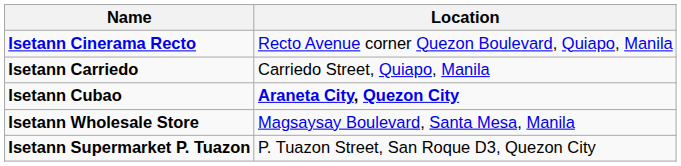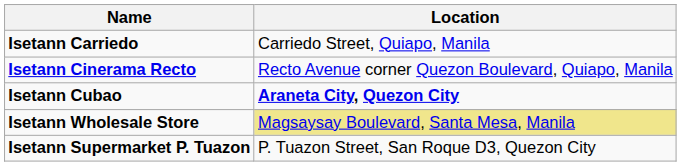rows swapped: (73, 69) <-> (102, 43)
(416, 122) no background -> (416, 122) khaki background
